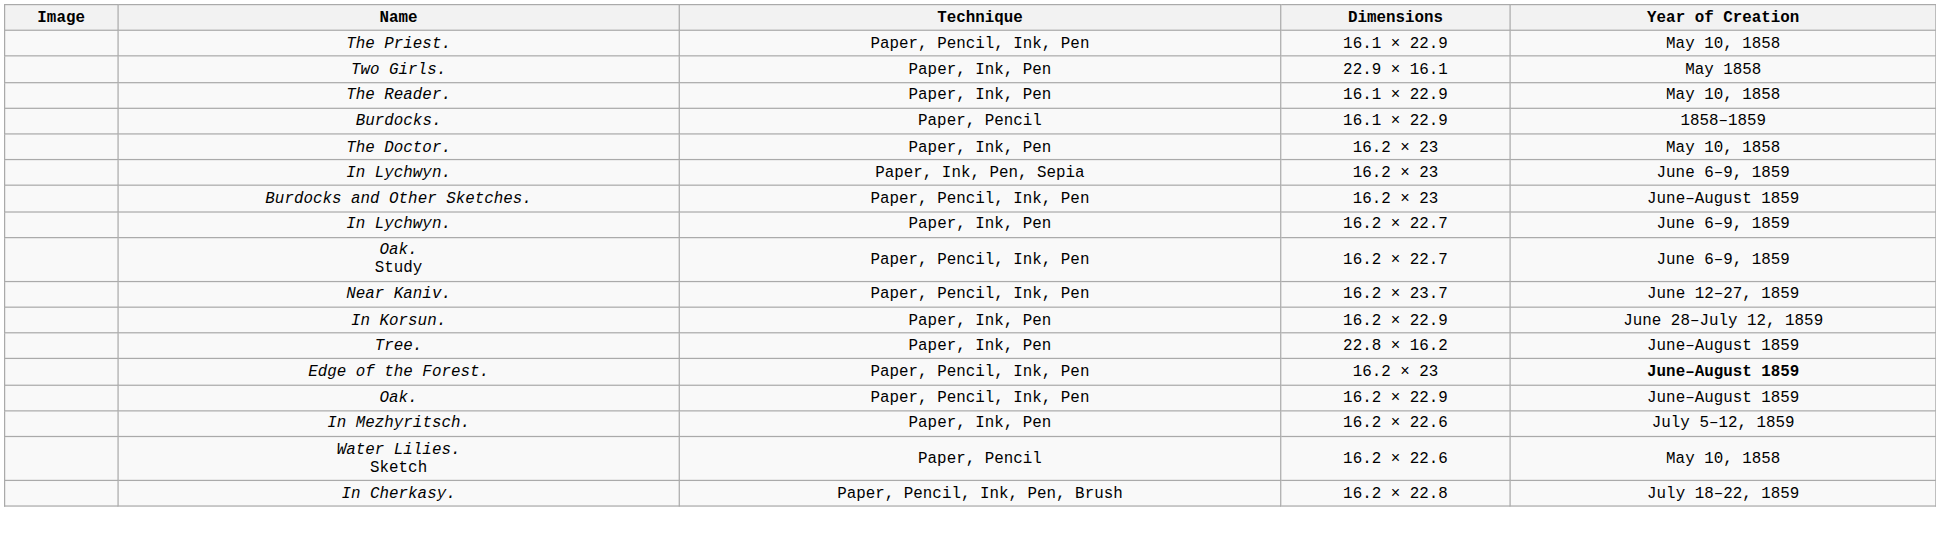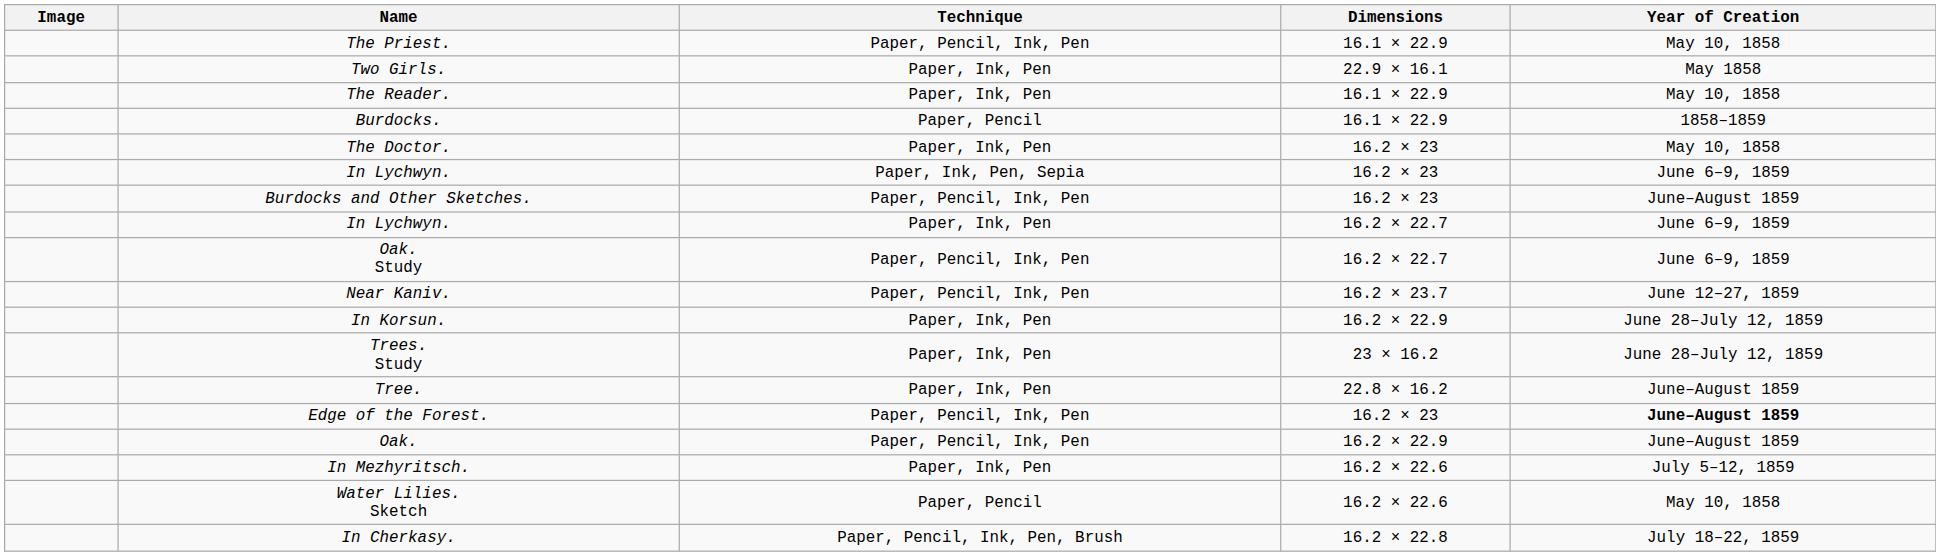+ row: (399, 355)
